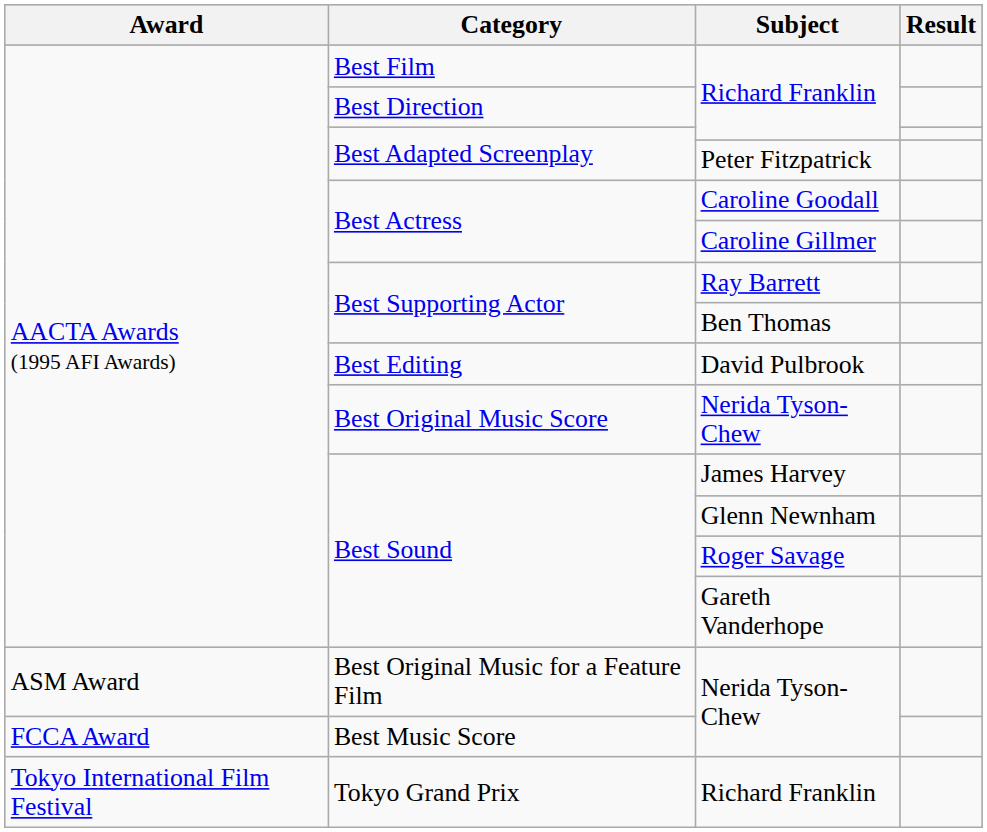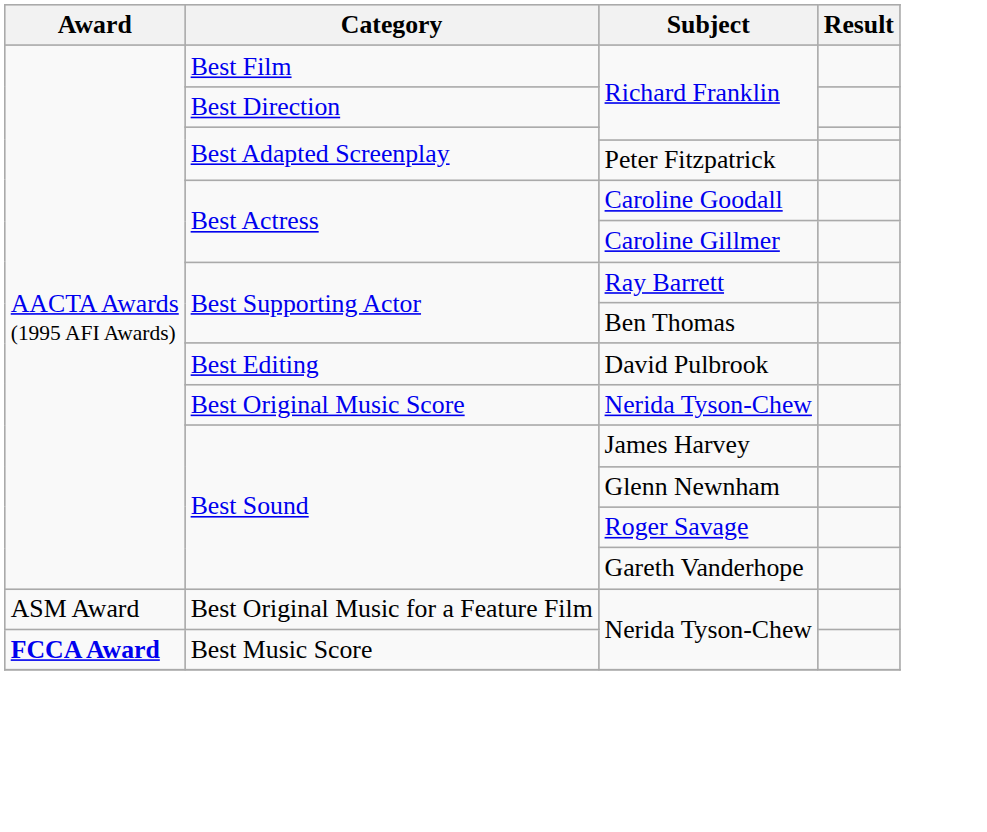(80, 736) normal -> (85, 649) bold
- row: (427, 791)
